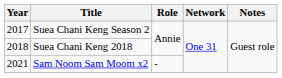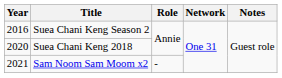(18, 30) 2017 -> (18, 30) 2016
(18, 47) 2018 -> (18, 47) 2020
